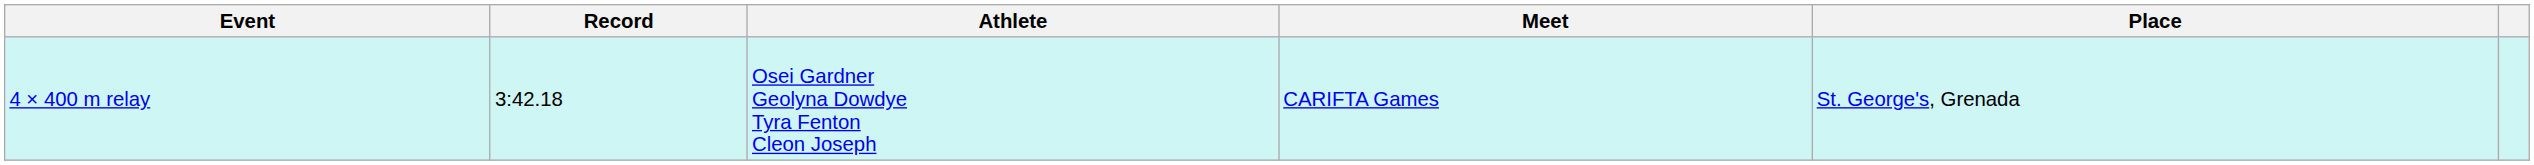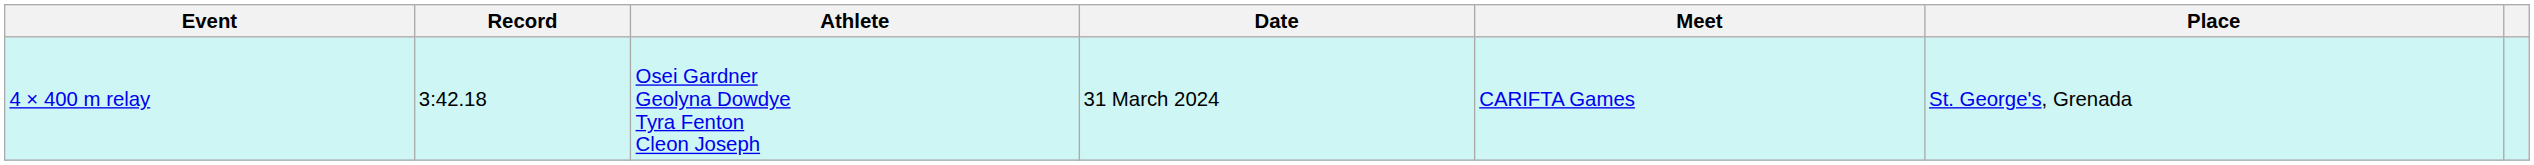+ column: (1277, 21)
